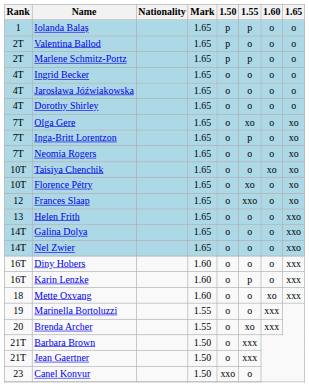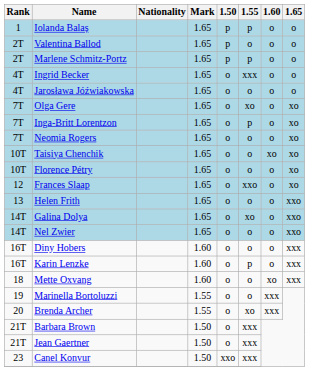(250, 75) o -> (250, 75) xxx
- row: (66, 106)
(250, 185) xo -> (250, 169) o
(250, 232) o -> (250, 216) xo
(250, 374) o -> (250, 358) xxx
